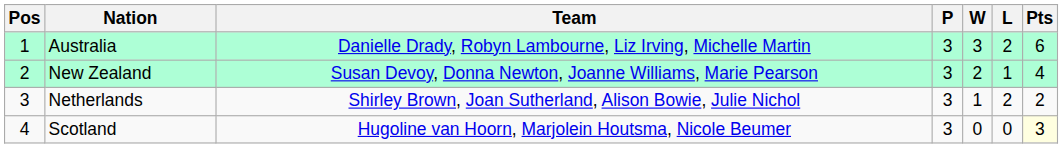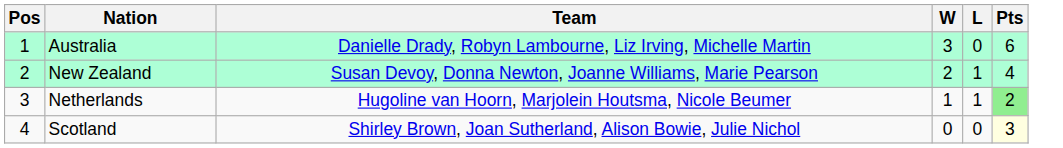- column: (948, 18)
(1007, 45) 2 -> (977, 45) 0
(574, 101) Shirley Brown, Joan Sutherland, Alison Bowie, Julie Nichol -> (574, 101) Hugoline van Hoorn, Marjolein Houtsma, Nicole Beumer
(1007, 101) 2 -> (977, 101) 1
(1040, 101) no background -> (1010, 101) lightgreen background
(574, 128) Hugoline van Hoorn, Marjolein Houtsma, Nicole Beumer -> (574, 128) Shirley Brown, Joan Sutherland, Alison Bowie, Julie Nichol
